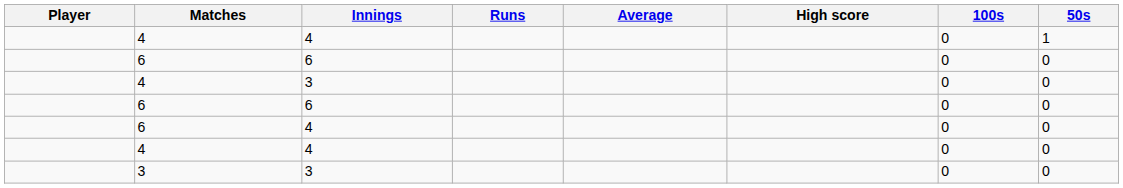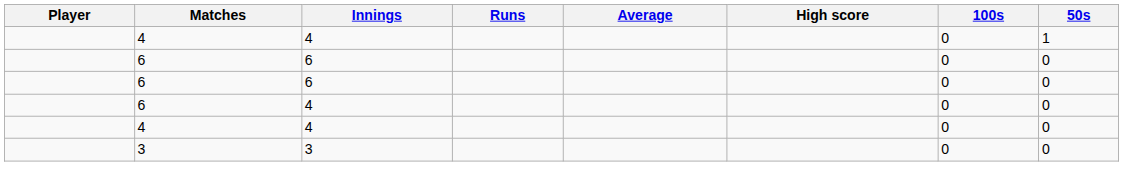- row: (141, 82)
